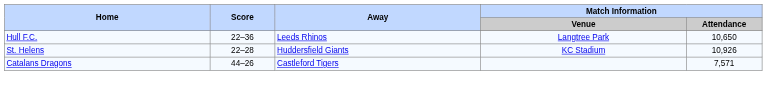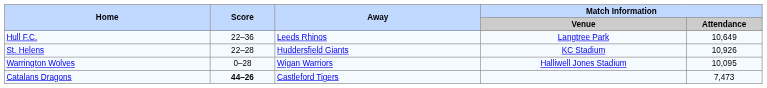(724, 37) 10,650 -> (724, 37) 10,649
+ row: (41, 64)
(242, 64) normal -> (242, 77) bold
(724, 64) 7,571 -> (724, 77) 7,473
